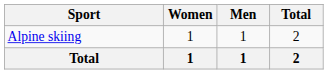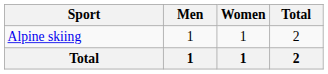columns swapped: (243, 15) <-> (190, 15)
